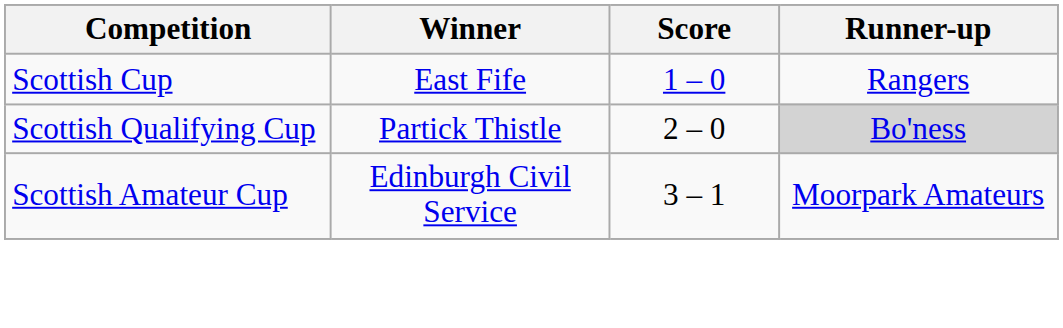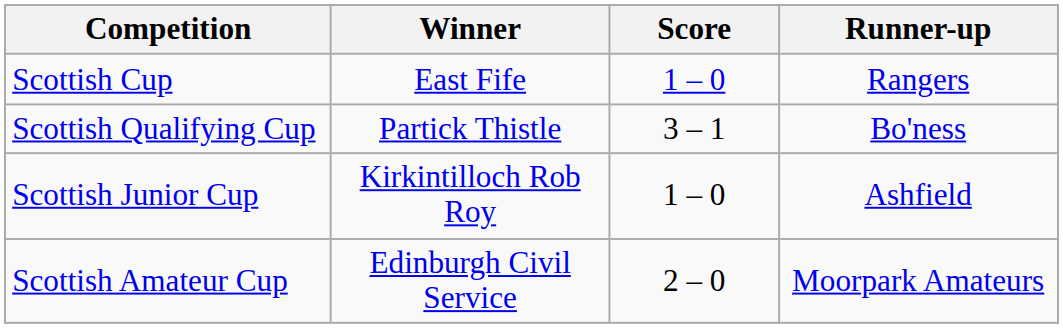(694, 128) 2 – 0 -> (694, 128) 3 – 1
(918, 128) lightgrey background -> (918, 128) no background
+ row: (135, 195)
(694, 195) 3 – 1 -> (694, 279) 2 – 0
